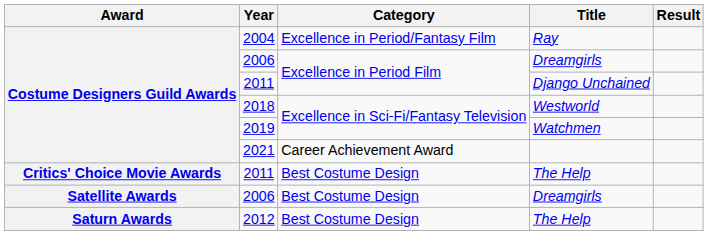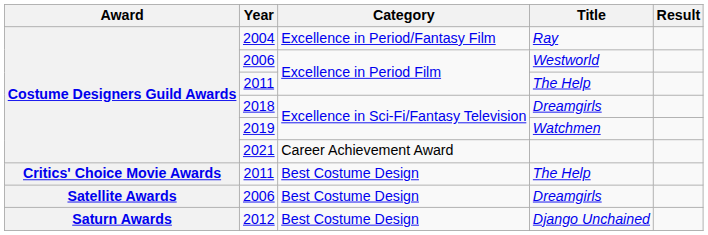(567, 60) Dreamgirls -> (566, 60) Westworld
(591, 83) Django Unchained -> (562, 83) The Help
(566, 106) Westworld -> (567, 106) Dreamgirls
(562, 219) The Help -> (591, 219) Django Unchained
